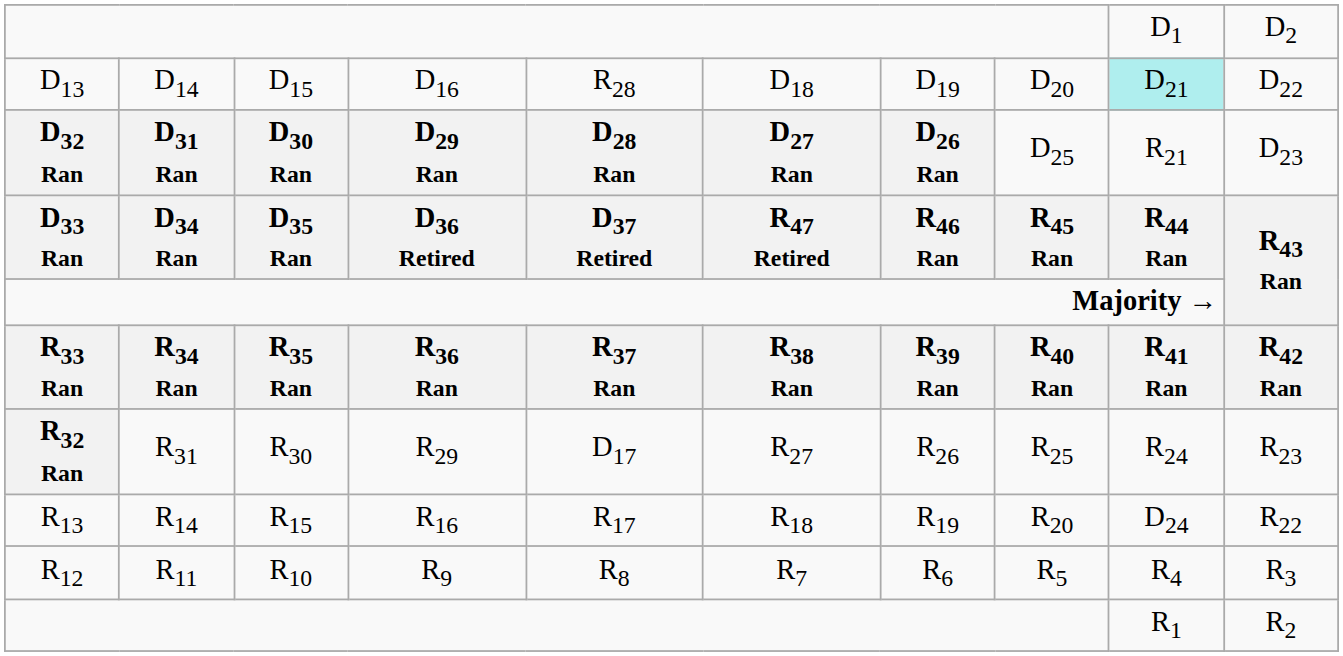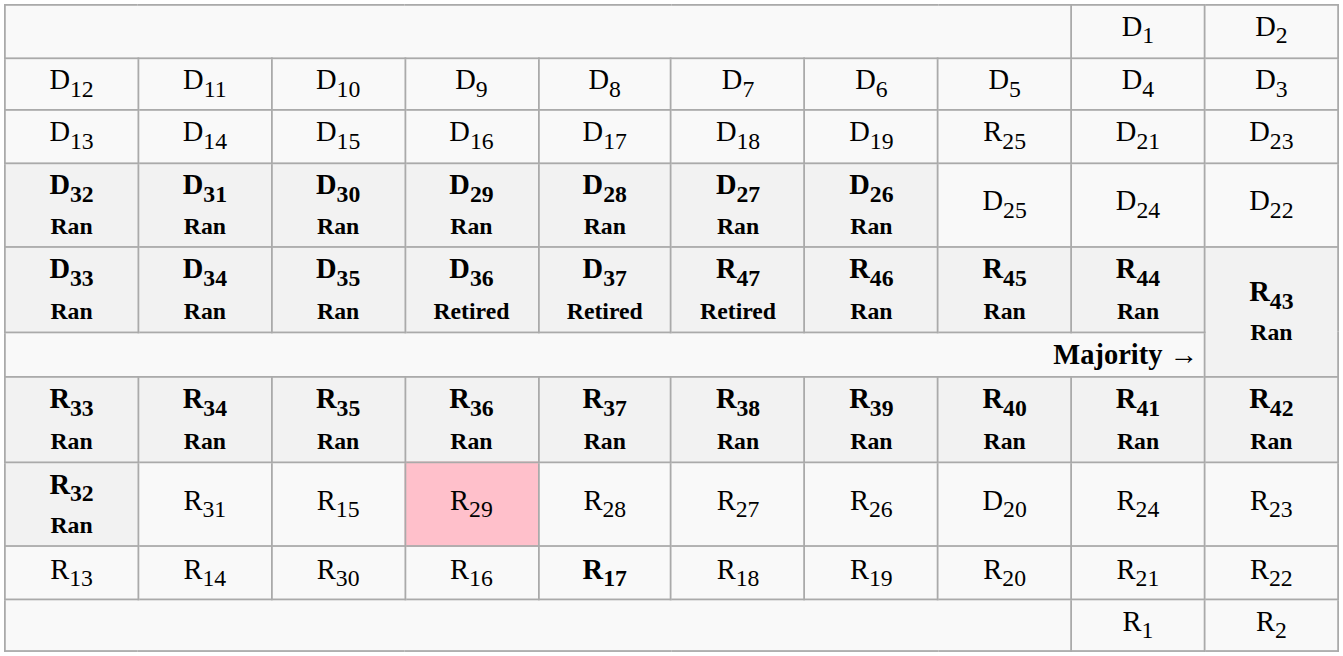+ row: (72, 83)
(614, 83) R28 -> (605, 136) D17
(1052, 83) D20 -> (1005, 136) R25
(1166, 83) paleturquoise background -> (1138, 136) no background
(1281, 83) D22 -> (1271, 136) D23
(1166, 152) R21 -> (1138, 204) D24
(1281, 152) D23 -> (1271, 204) D22
(291, 451) R30 -> (338, 503) R15
(437, 451) no background -> (471, 503) pink background
(614, 451) D17 -> (605, 503) R28
(1052, 451) R25 -> (1005, 503) D20
(291, 519) R15 -> (338, 572) R30
(614, 519) normal -> (605, 572) bold
(1166, 519) D24 -> (1138, 572) R21
- row: (62, 572)
